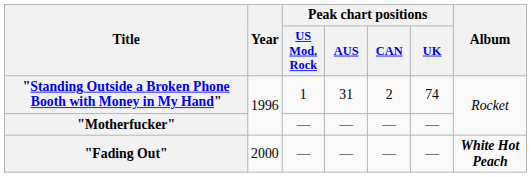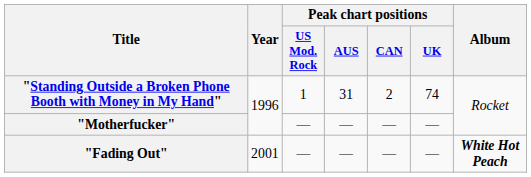(265, 153) 2000 -> (265, 153) 2001
